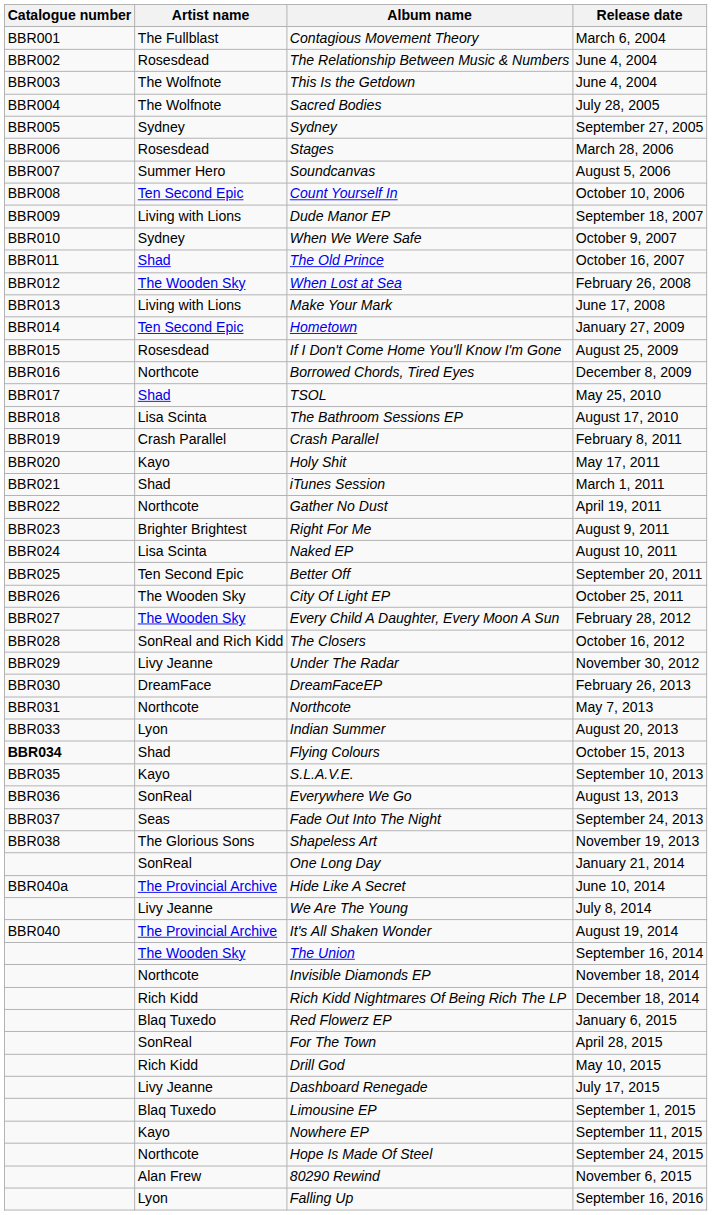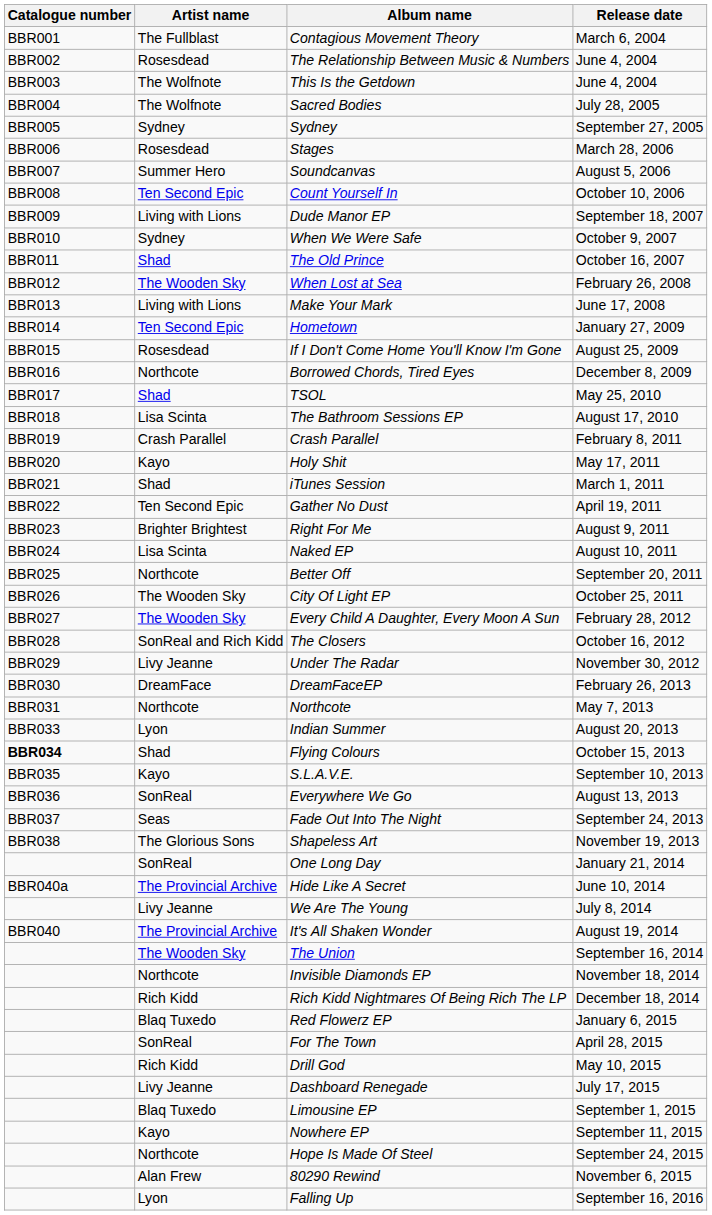(168, 506) Northcote -> (191, 506) Ten Second Epic
(191, 573) Ten Second Epic -> (168, 573) Northcote
